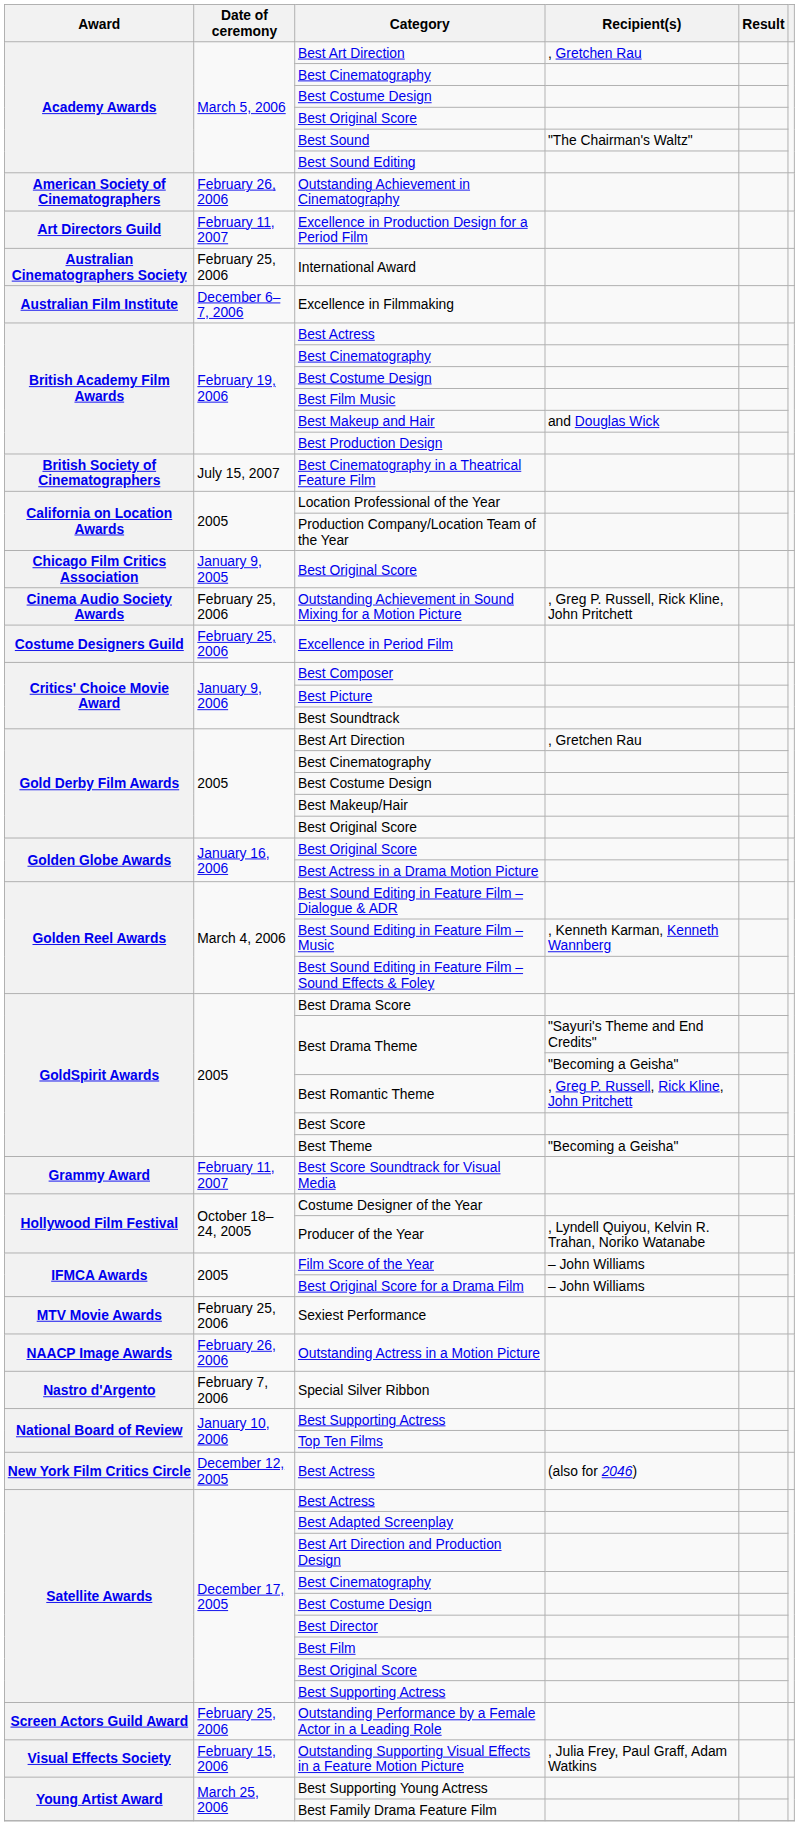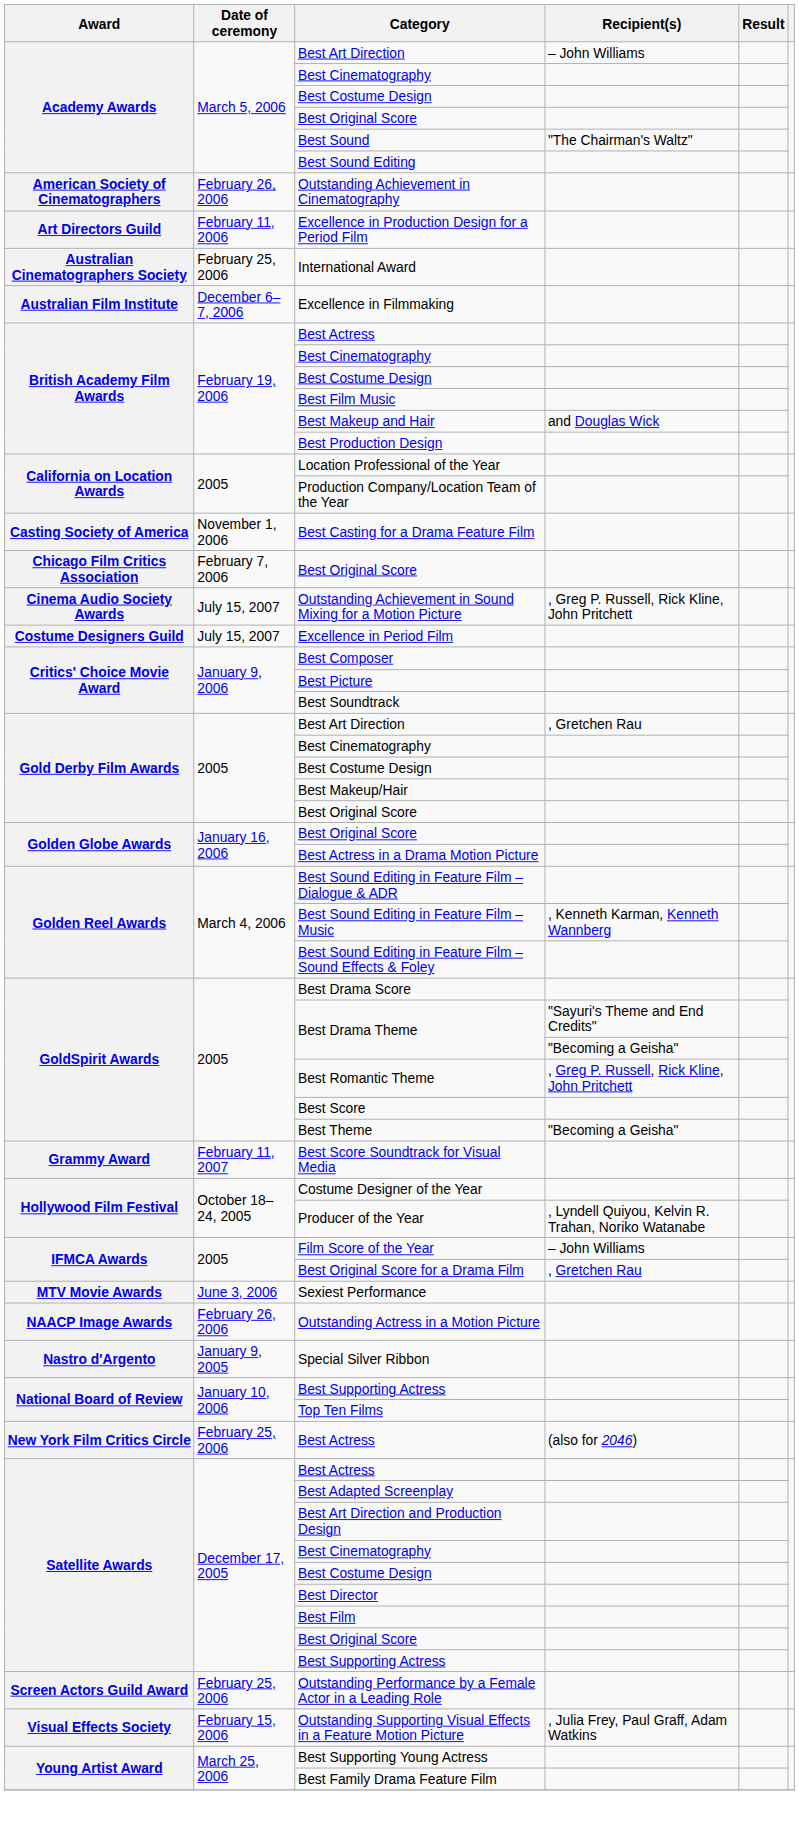(595, 53) , Gretchen Rau -> (596, 53) – John Williams
(236, 229) February 11, 2007 -> (236, 229) February 11, 2006
- row: (99, 473)
+ row: (99, 532)
(230, 570) January 9, 2005 -> (233, 570) February 7, 2006
(237, 607) February 25, 2006 -> (238, 607) July 15, 2007
(237, 644) February 25, 2006 -> (238, 637) July 15, 2007
(596, 1286) – John Williams -> (595, 1270) , Gretchen Rau
(237, 1315) February 25, 2006 -> (237, 1292) June 3, 2006
(233, 1390) February 7, 2006 -> (230, 1359) January 9, 2005
(241, 1471) December 12, 2005 -> (237, 1440) February 25, 2006
